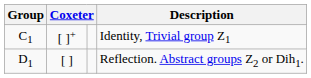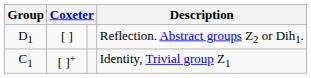rows swapped: (165, 37) <-> (202, 61)
